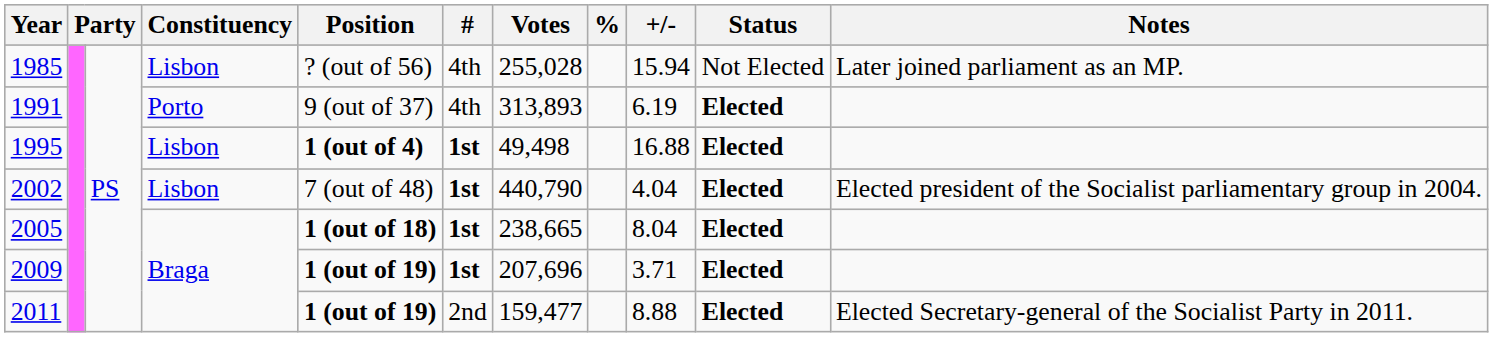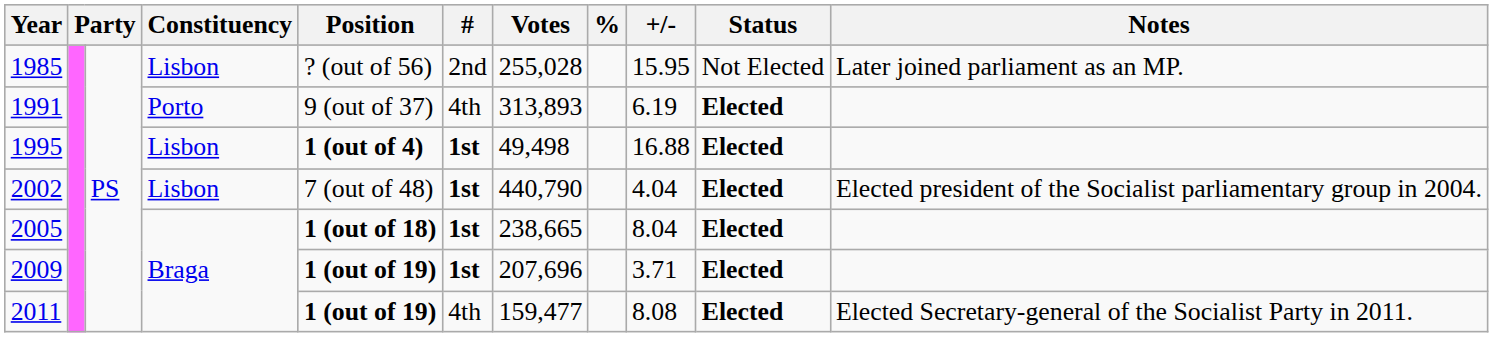(465, 65) 4th -> (468, 65) 2nd
(661, 65) 15.94 -> (661, 65) 15.95
(468, 310) 2nd -> (465, 310) 4th
(654, 310) 8.88 -> (654, 310) 8.08
